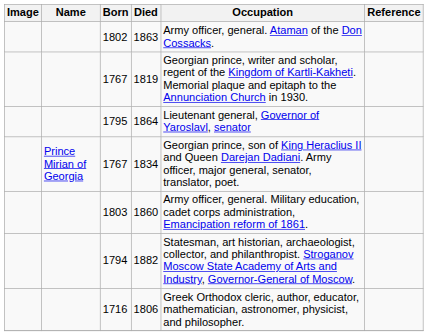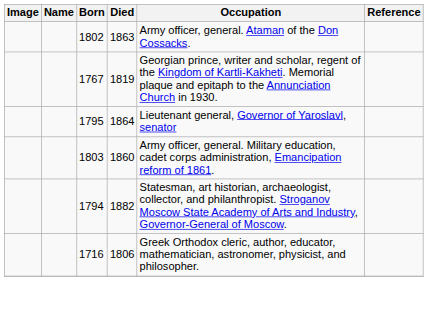- row: (146, 164)
